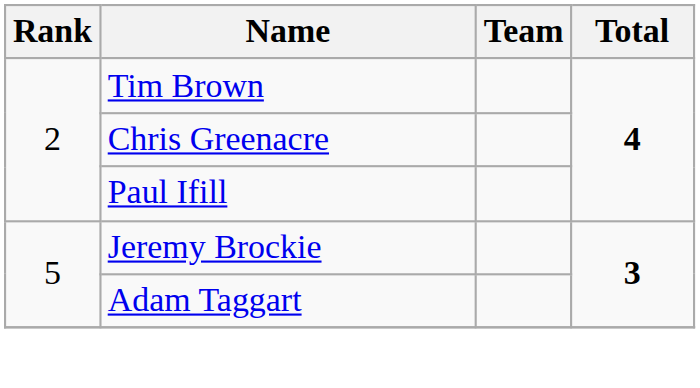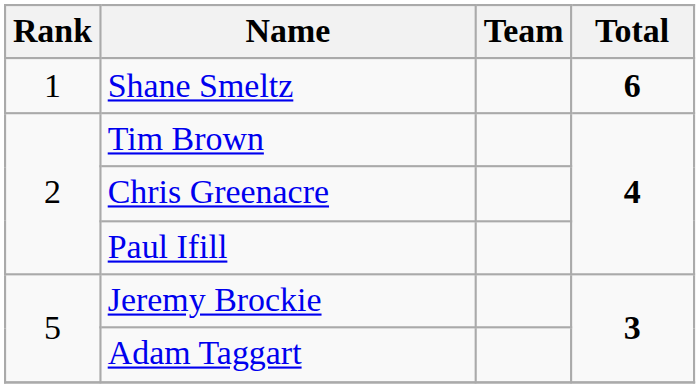+ row: (201, 85)
